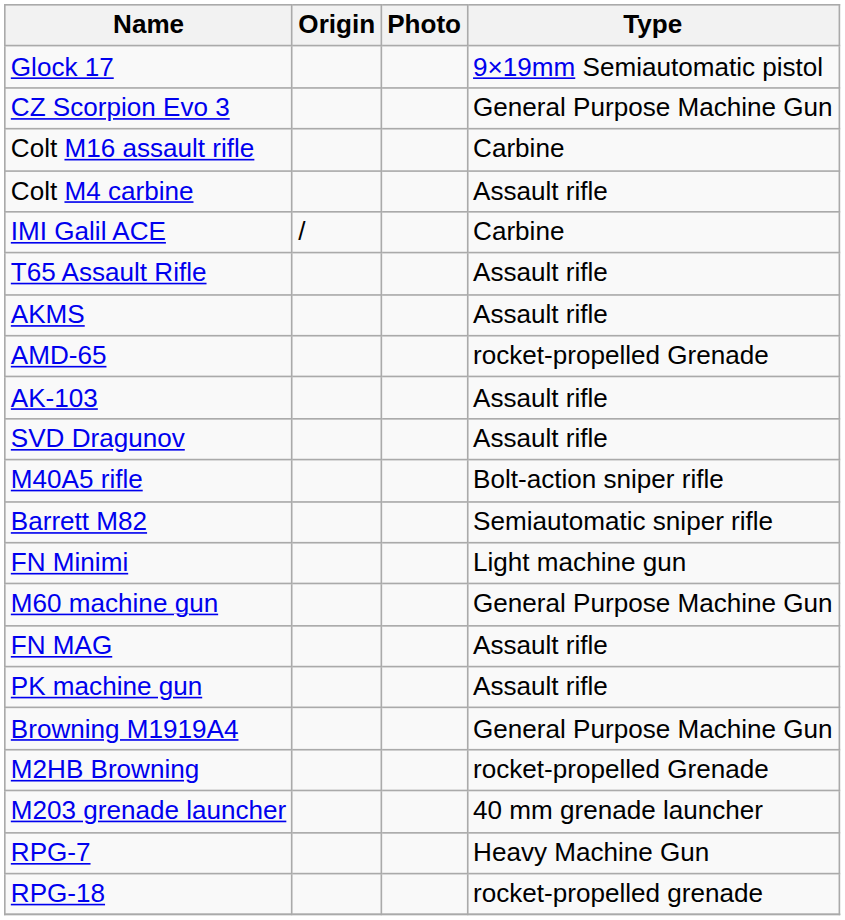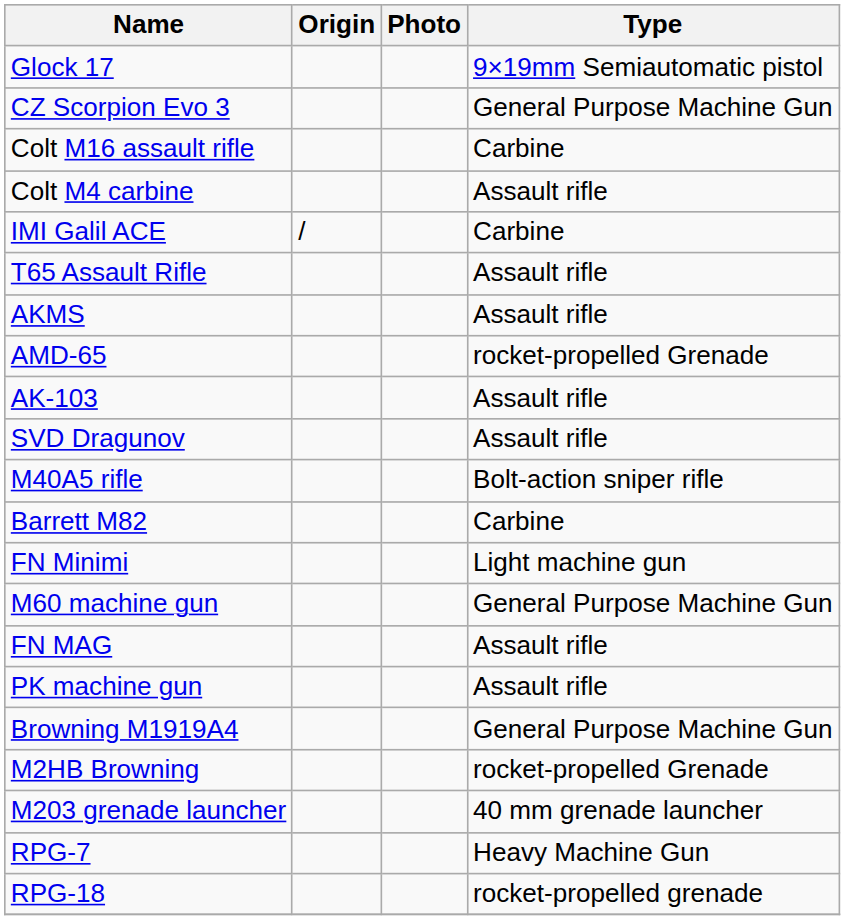(623, 521) Semiautomatic sniper rifle -> (519, 521) Carbine
